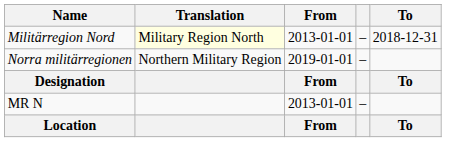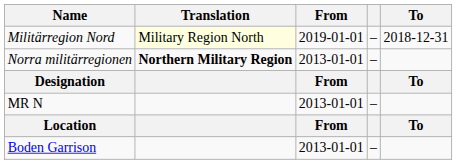(320, 37) 2013-01-01 -> (331, 37) 2019-01-01
(210, 59) normal -> (215, 59) bold
(320, 59) 2019-01-01 -> (331, 59) 2013-01-01
+ row: (52, 147)
